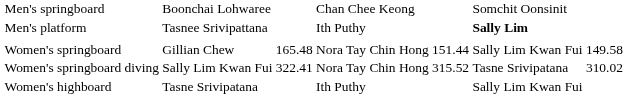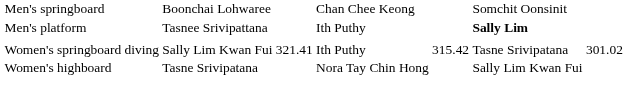- row: (63, 49)
(294, 67) 322.41 -> (294, 49) 321.41
(372, 67) Nora Tay Chin Hong -> (341, 49) Ith Puthy
(451, 67) 315.52 -> (451, 49) 315.42
(604, 67) 310.02 -> (604, 49) 301.02
(341, 86) Ith Puthy -> (372, 67) Nora Tay Chin Hong
